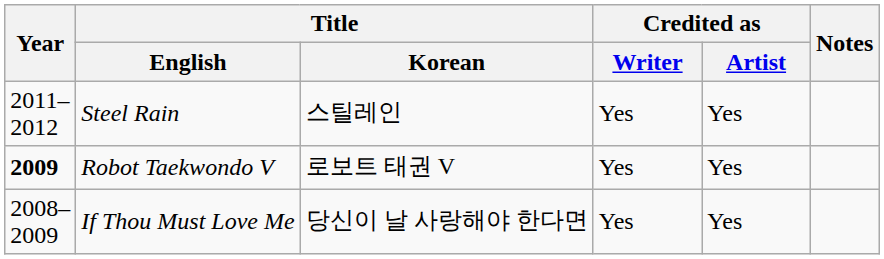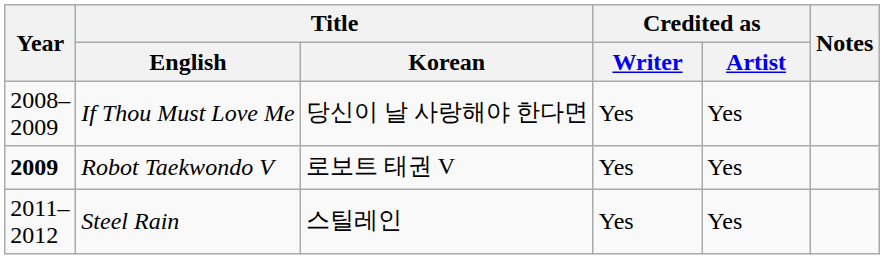rows swapped: (188, 220) <-> (130, 113)
